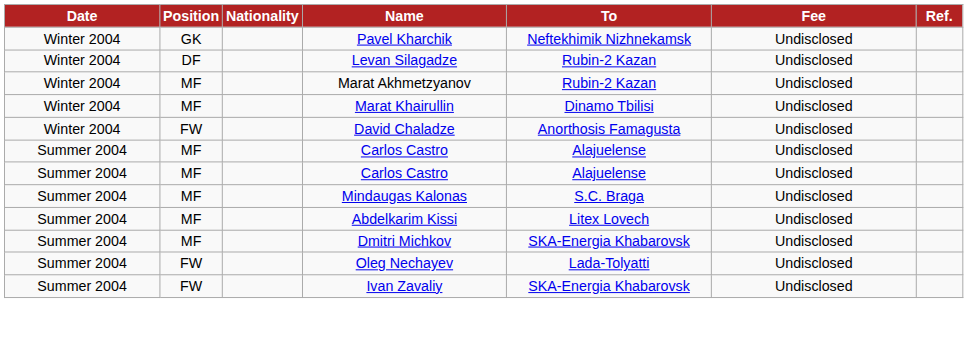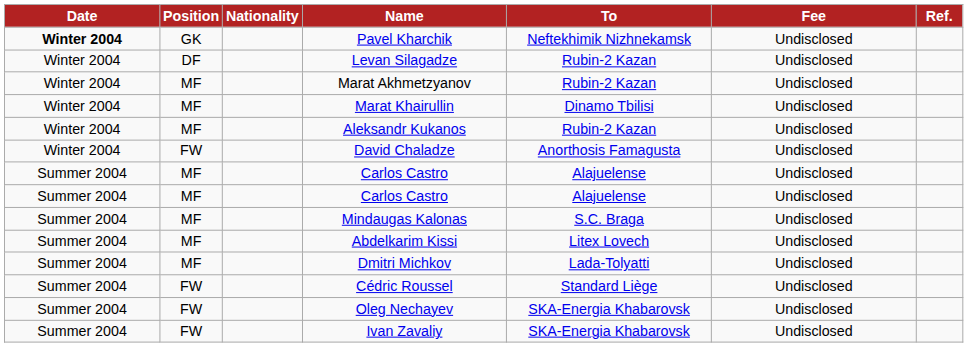(82, 39) normal -> (82, 39) bold
+ row: (191, 129)
(609, 241) SKA-Energia Khabarovsk -> (609, 264) Lada-Tolyatti
+ row: (191, 286)
(609, 264) Lada-Tolyatti -> (609, 309) SKA-Energia Khabarovsk
